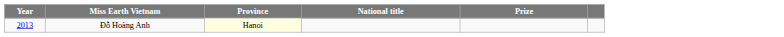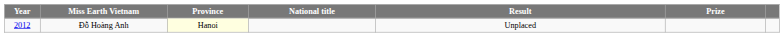+ column: (520, 11)
(25, 25) 2013 -> (22, 25) 2012
